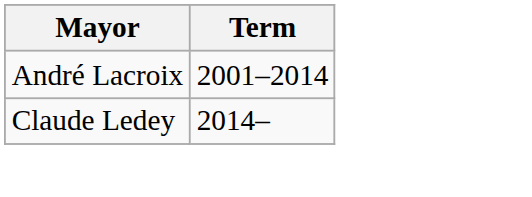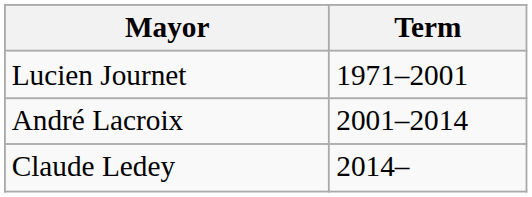+ row: (99, 74)
